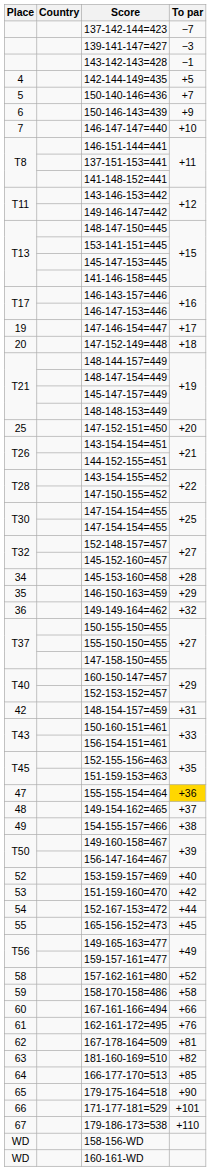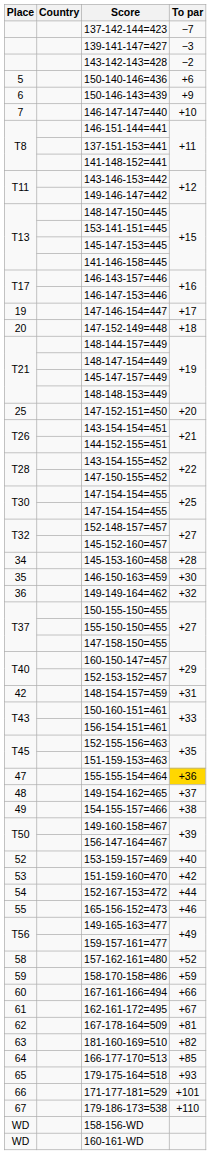(188, 63) −1 -> (188, 63) −2
- row: (20, 79)
(188, 96) +7 -> (188, 79) +6
(188, 594) +29 -> (188, 577) +30
(188, 926) +45 -> (188, 909) +46
(188, 992) +58 -> (188, 976) +59
(188, 1026) +76 -> (188, 1009) +67
(188, 1092) +90 -> (188, 1075) +93
